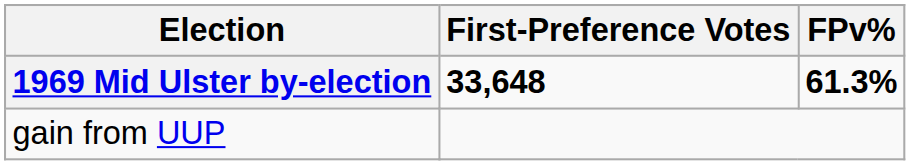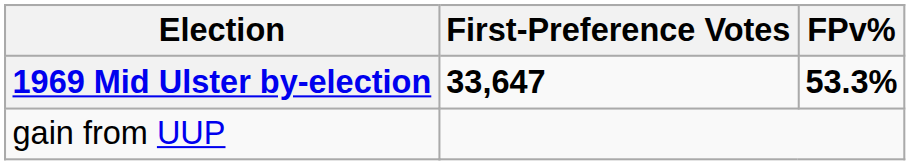(496, 81) 33,648 -> (496, 81) 33,647
(851, 81) 61.3% -> (851, 81) 53.3%
